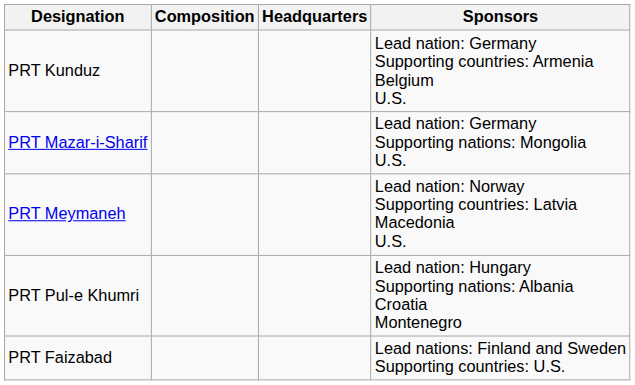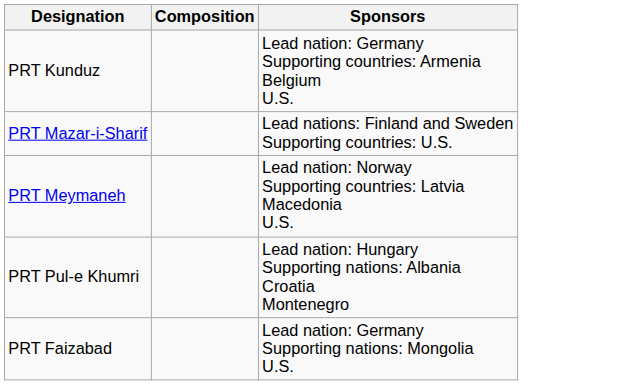- column: (315, 17)
(481, 142) Lead nation: Germany Supporting nations: Mongolia U.S. -> (388, 133) Lead nations: Finland and Sweden Supporting countries: U.S.
(501, 357) Lead nations: Finland and Sweden Supporting countries: U.S. -> (368, 348) Lead nation: Germany Supporting nations: Mongolia U.S.
